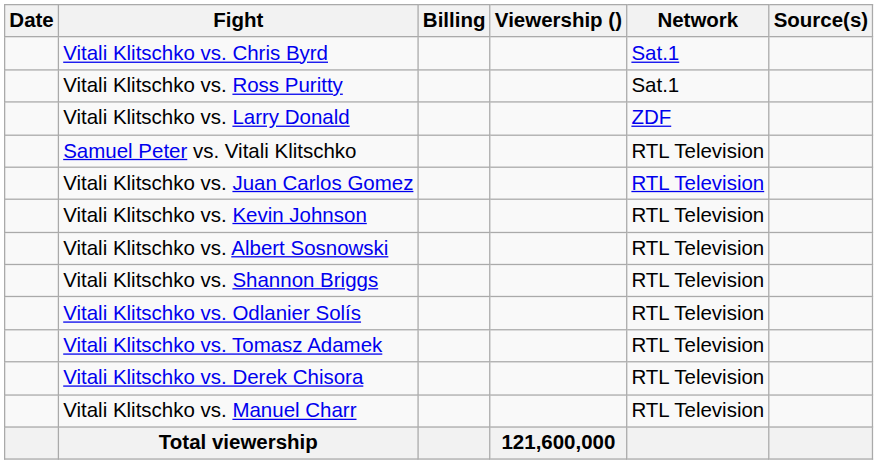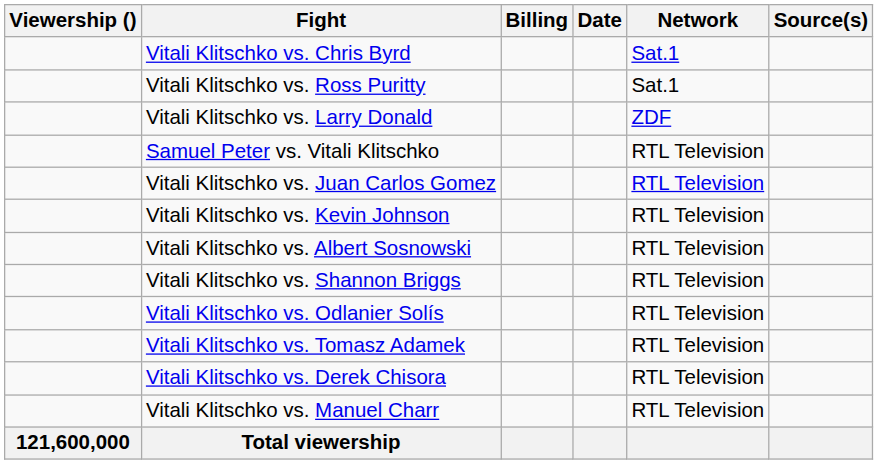columns swapped: (32, 20) <-> (558, 20)
